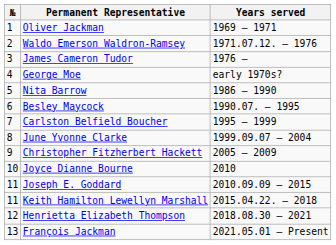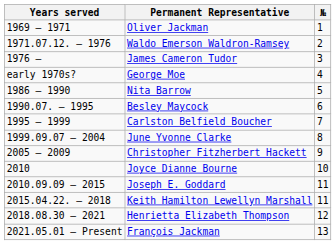columns swapped: (12, 12) <-> (271, 12)
